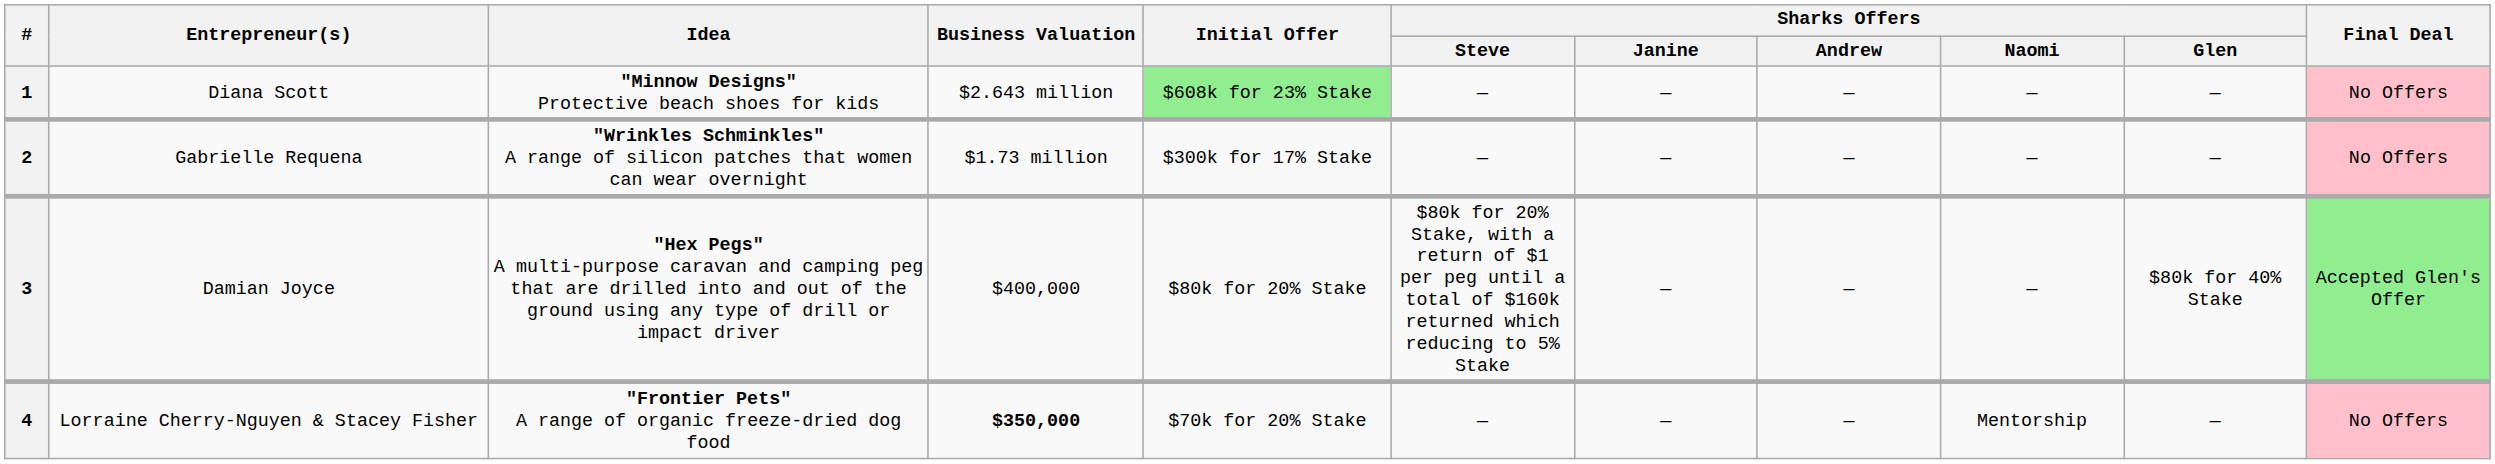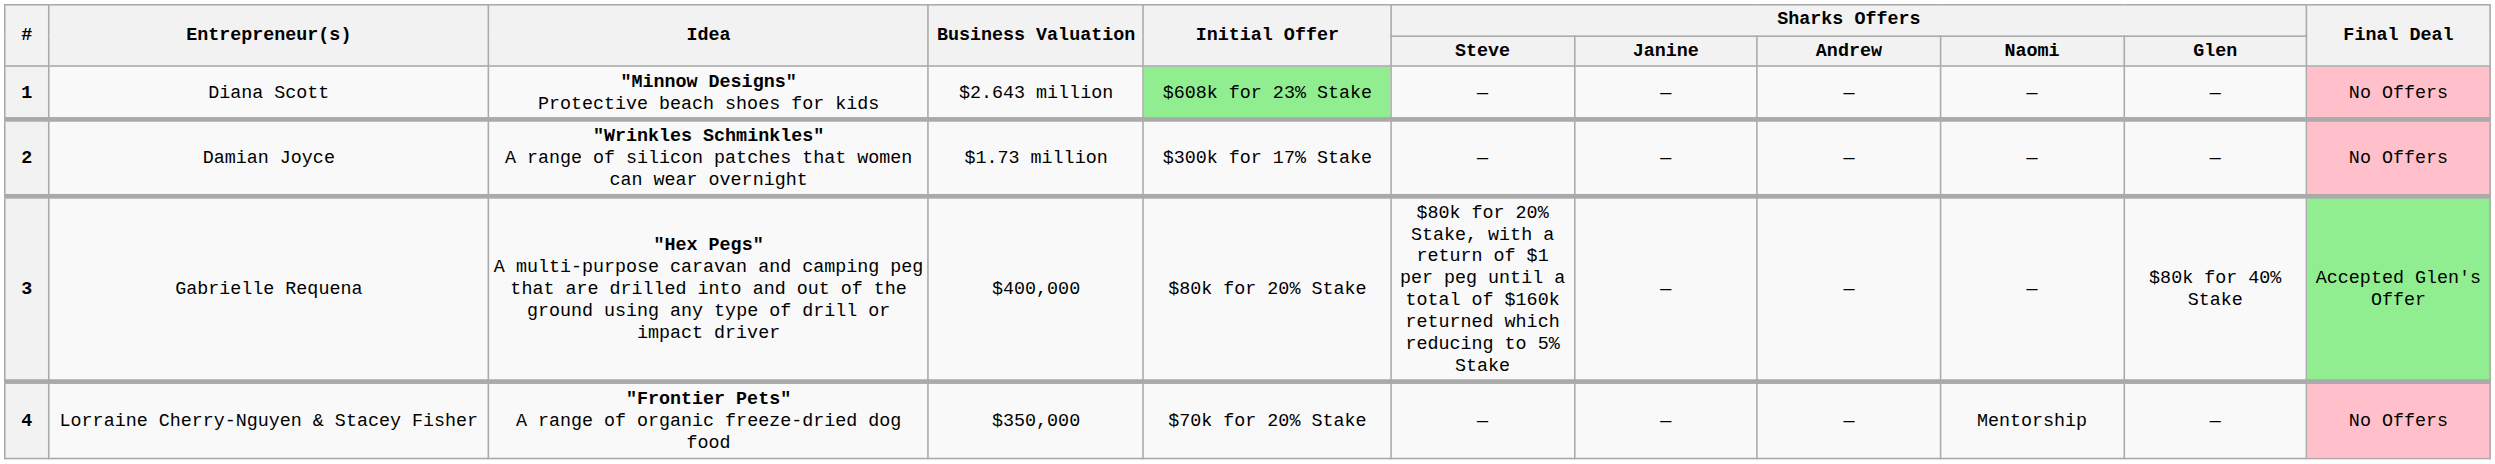(269, 158) Gabrielle Requena -> (269, 158) Damian Joyce
(269, 289) Damian Joyce -> (269, 289) Gabrielle Requena
(1036, 421) bold -> (1036, 421) normal
